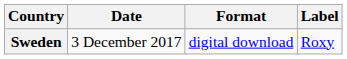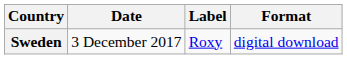columns swapped: (241, 16) <-> (320, 16)
